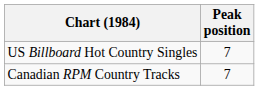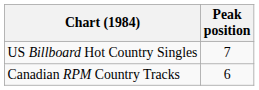(227, 74) 7 -> (227, 74) 6
